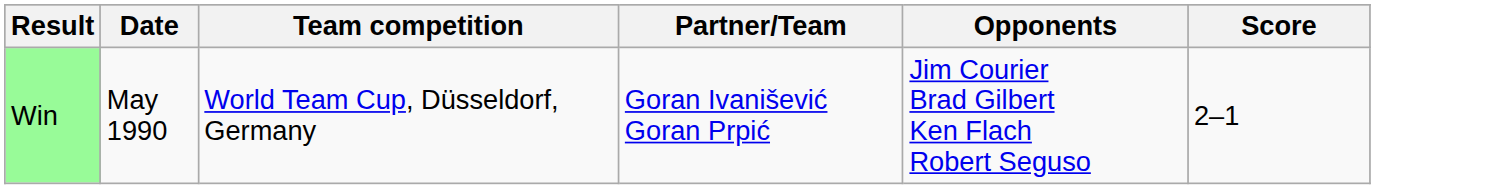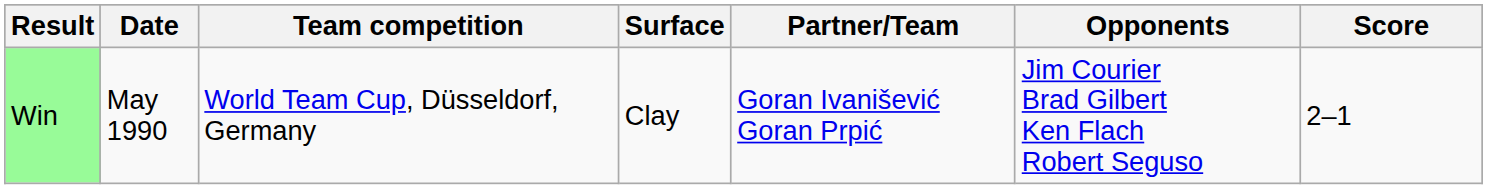+ column: (675, 26)
